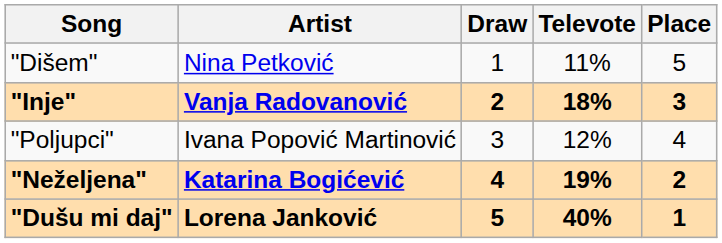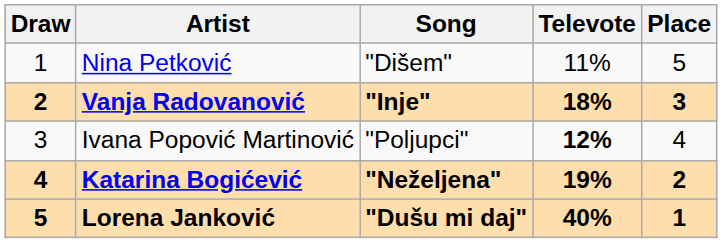columns swapped: (497, 23) <-> (92, 23)
(587, 140) normal -> (587, 140) bold
